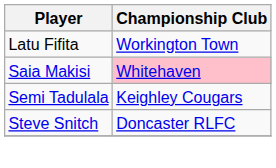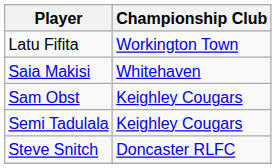(158, 70) pink background -> (158, 70) no background
+ row: (44, 97)
